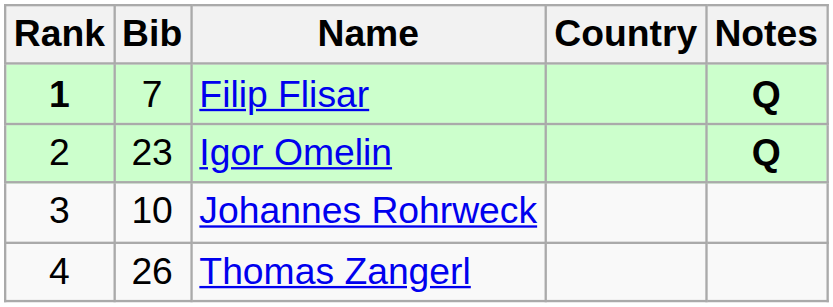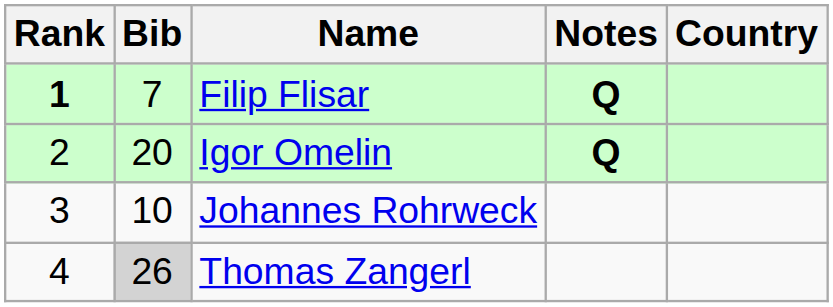columns swapped: (626, 34) <-> (766, 34)
(152, 152) 23 -> (152, 152) 20
(152, 270) no background -> (152, 270) lightgrey background
